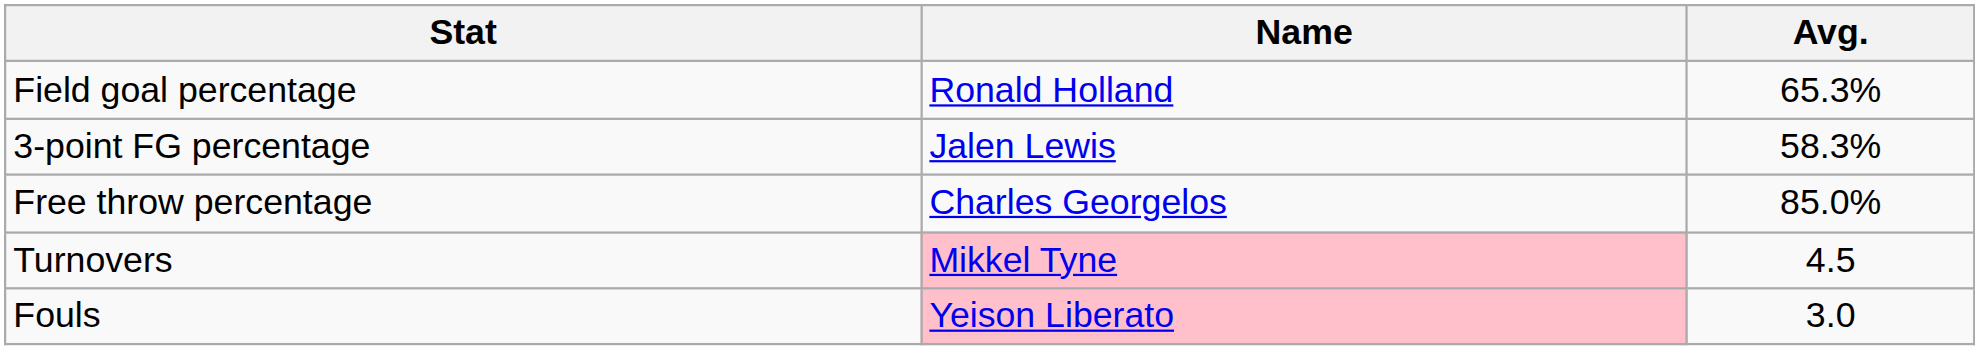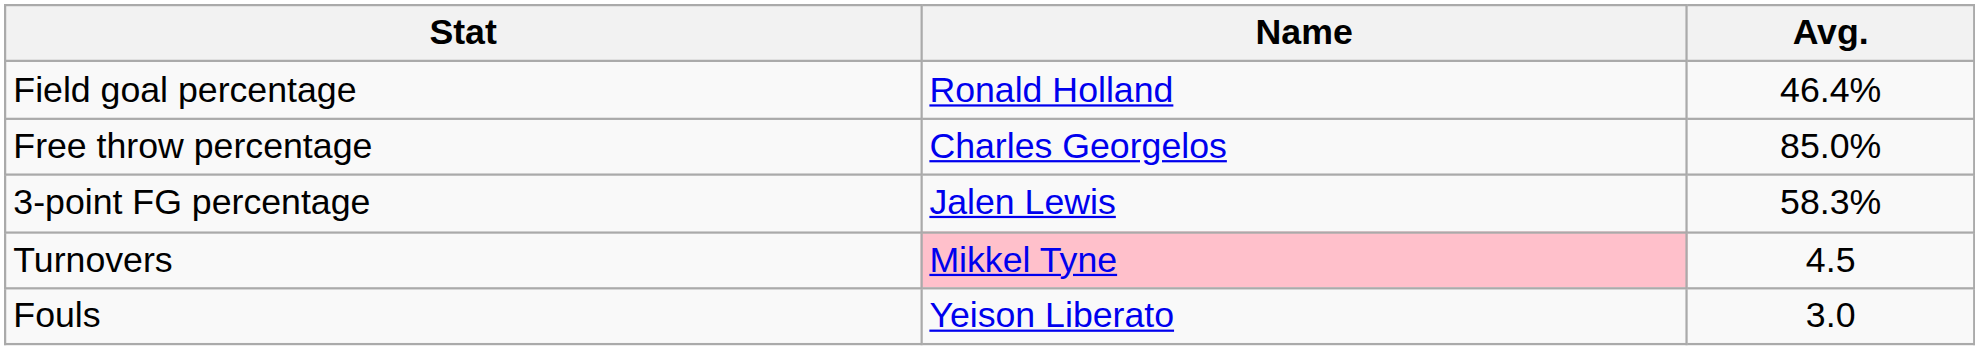(1831, 89) 65.3% -> (1831, 89) 46.4%
rows swapped: (192, 145) <-> (193, 202)
(1052, 315) pink background -> (1052, 315) no background
